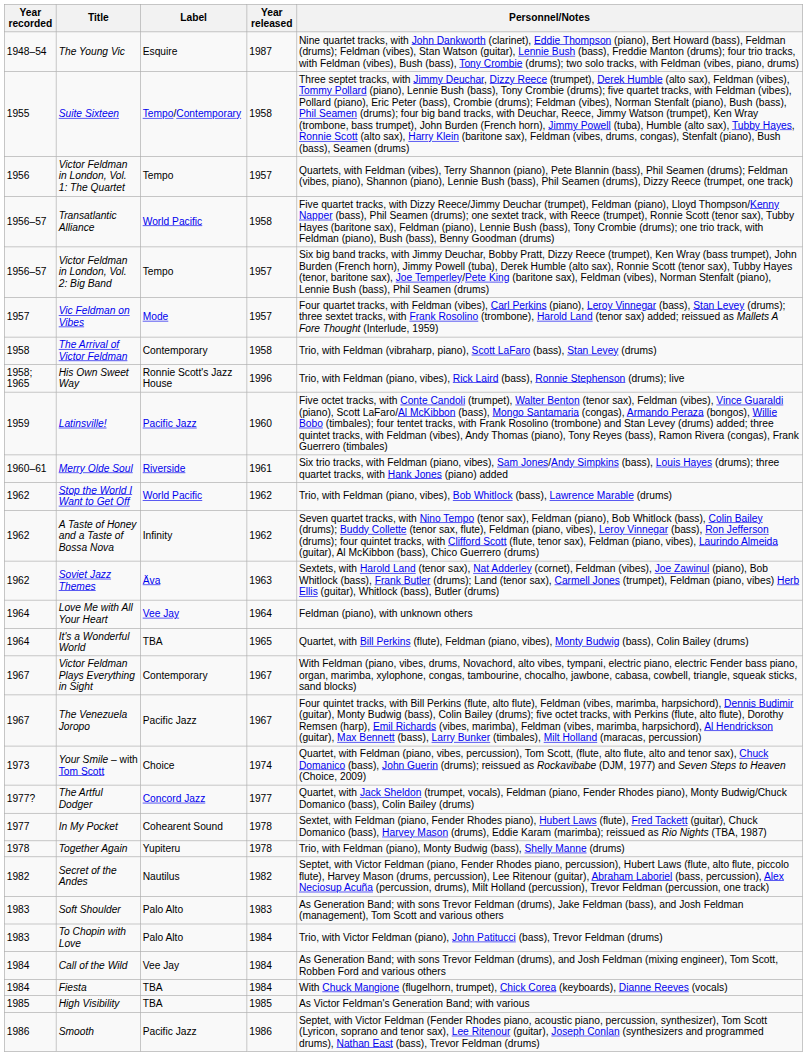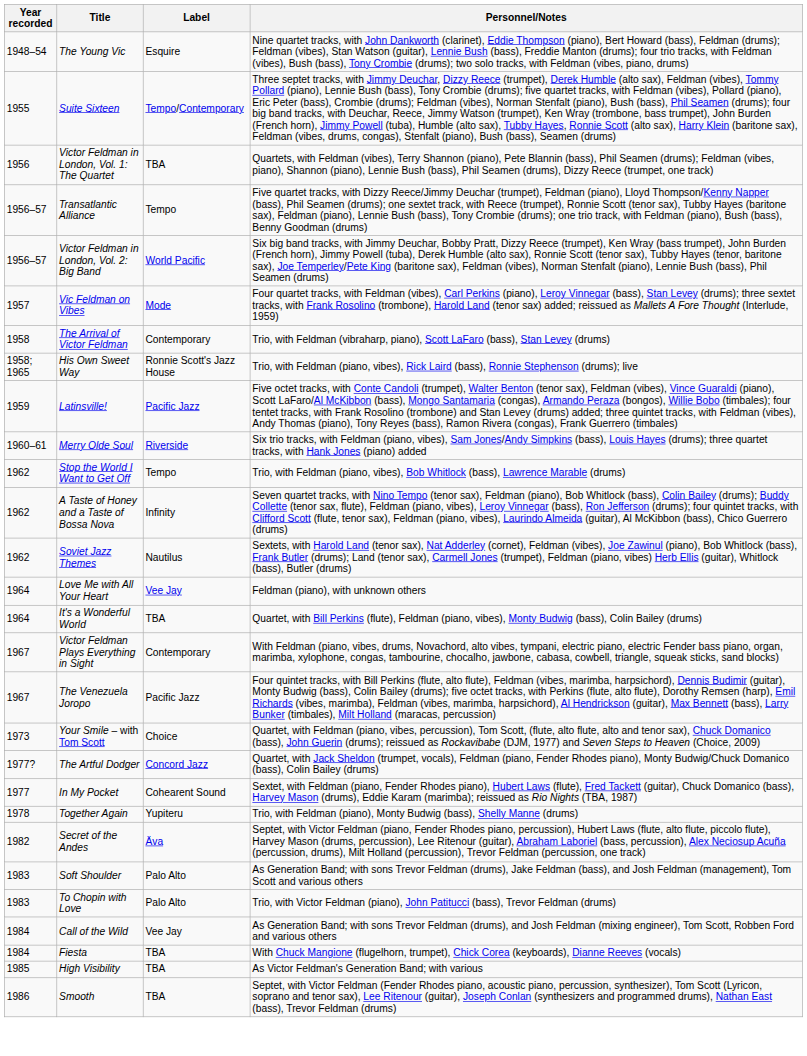- column: (272, 18)
(158, 176) Tempo -> (155, 165) TBA
(172, 221) World Pacific -> (161, 210) Tempo
(158, 272) Tempo -> (175, 260) World Pacific
(172, 496) World Pacific -> (161, 473) Tempo
(152, 580) Äva -> (164, 557) Nautilus
(161, 876) Nautilus -> (154, 842) Äva
(170, 1031) Pacific Jazz -> (155, 997) TBA
